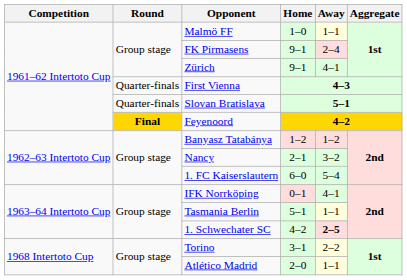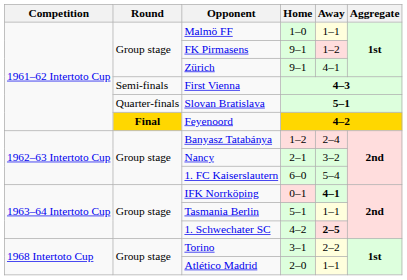(331, 49) 2–4 -> (331, 49) 1–2
(147, 85) Quarter-finals -> (142, 85) Semi-finals
(331, 139) 1–2 -> (331, 139) 2–4
(331, 193) normal -> (331, 193) bold
